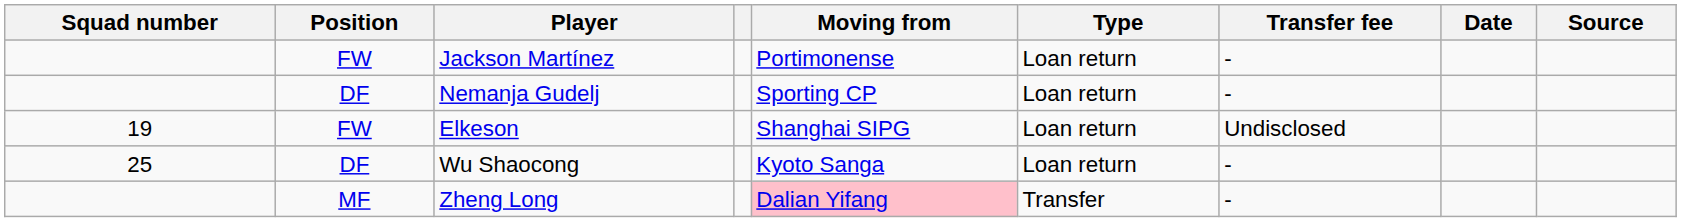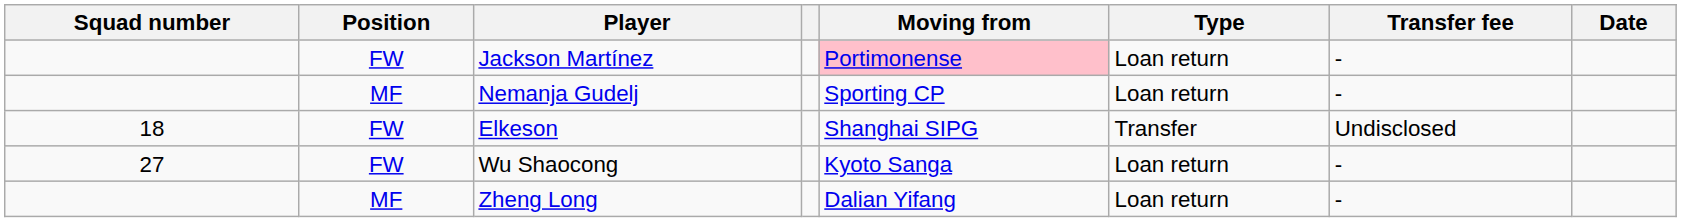- column: (1606, 23)
(825, 58) no background -> (893, 58) pink background
(354, 93) DF -> (386, 93) MF
(140, 129) 19 -> (152, 129) 18
(1080, 129) Loan return -> (1156, 129) Transfer
(140, 164) 25 -> (152, 164) 27
(354, 164) DF -> (386, 164) FW
(822, 199) pink background -> (890, 199) no background
(1064, 199) Transfer -> (1172, 199) Loan return
